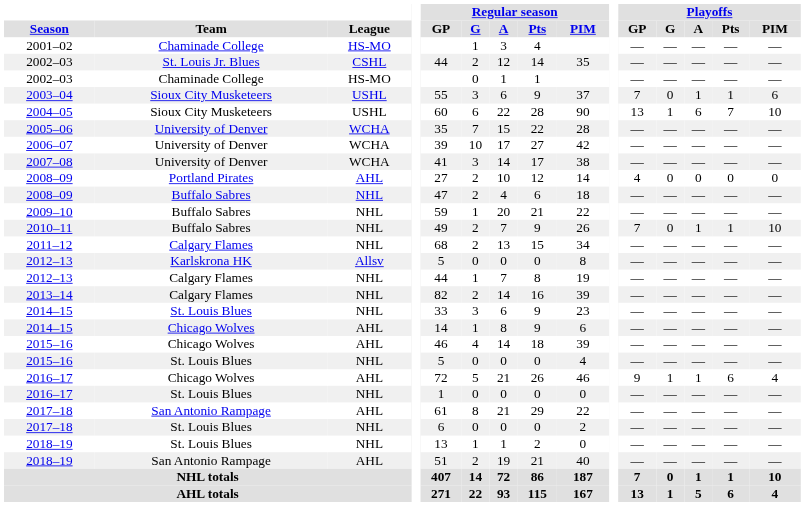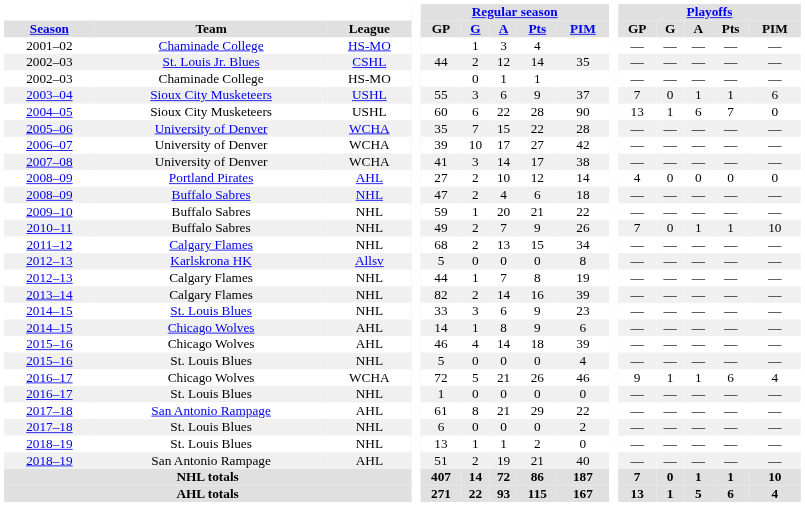(775, 111) 10 -> (775, 111) 0
(369, 377) AHL -> (369, 377) WCHA
